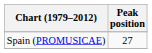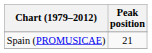(127, 40) 27 -> (127, 40) 21
